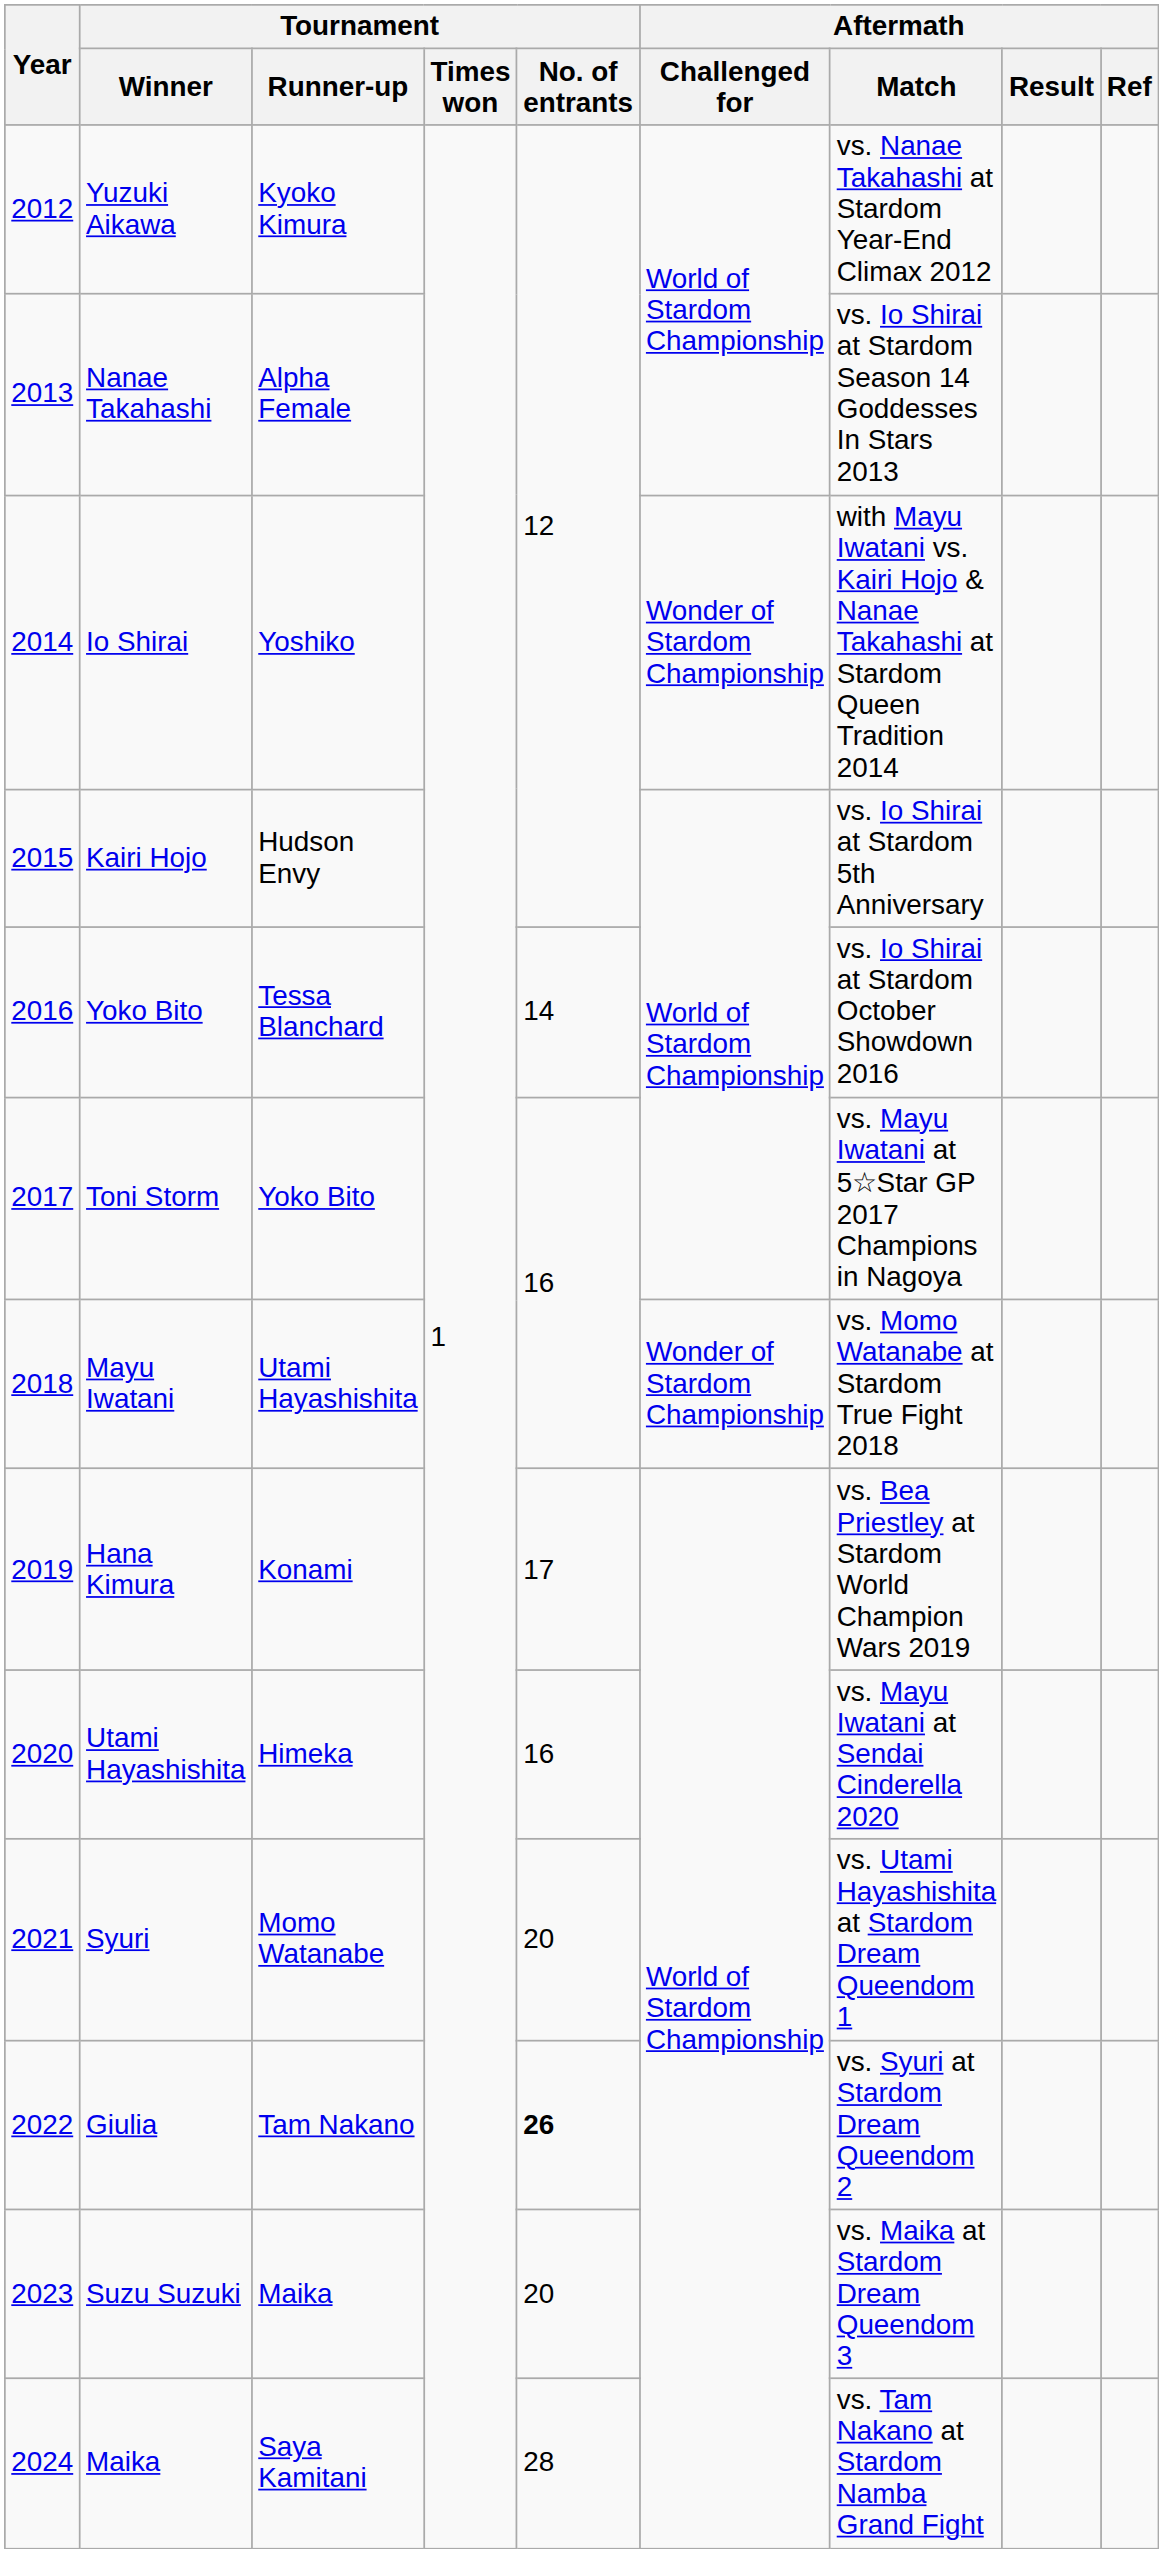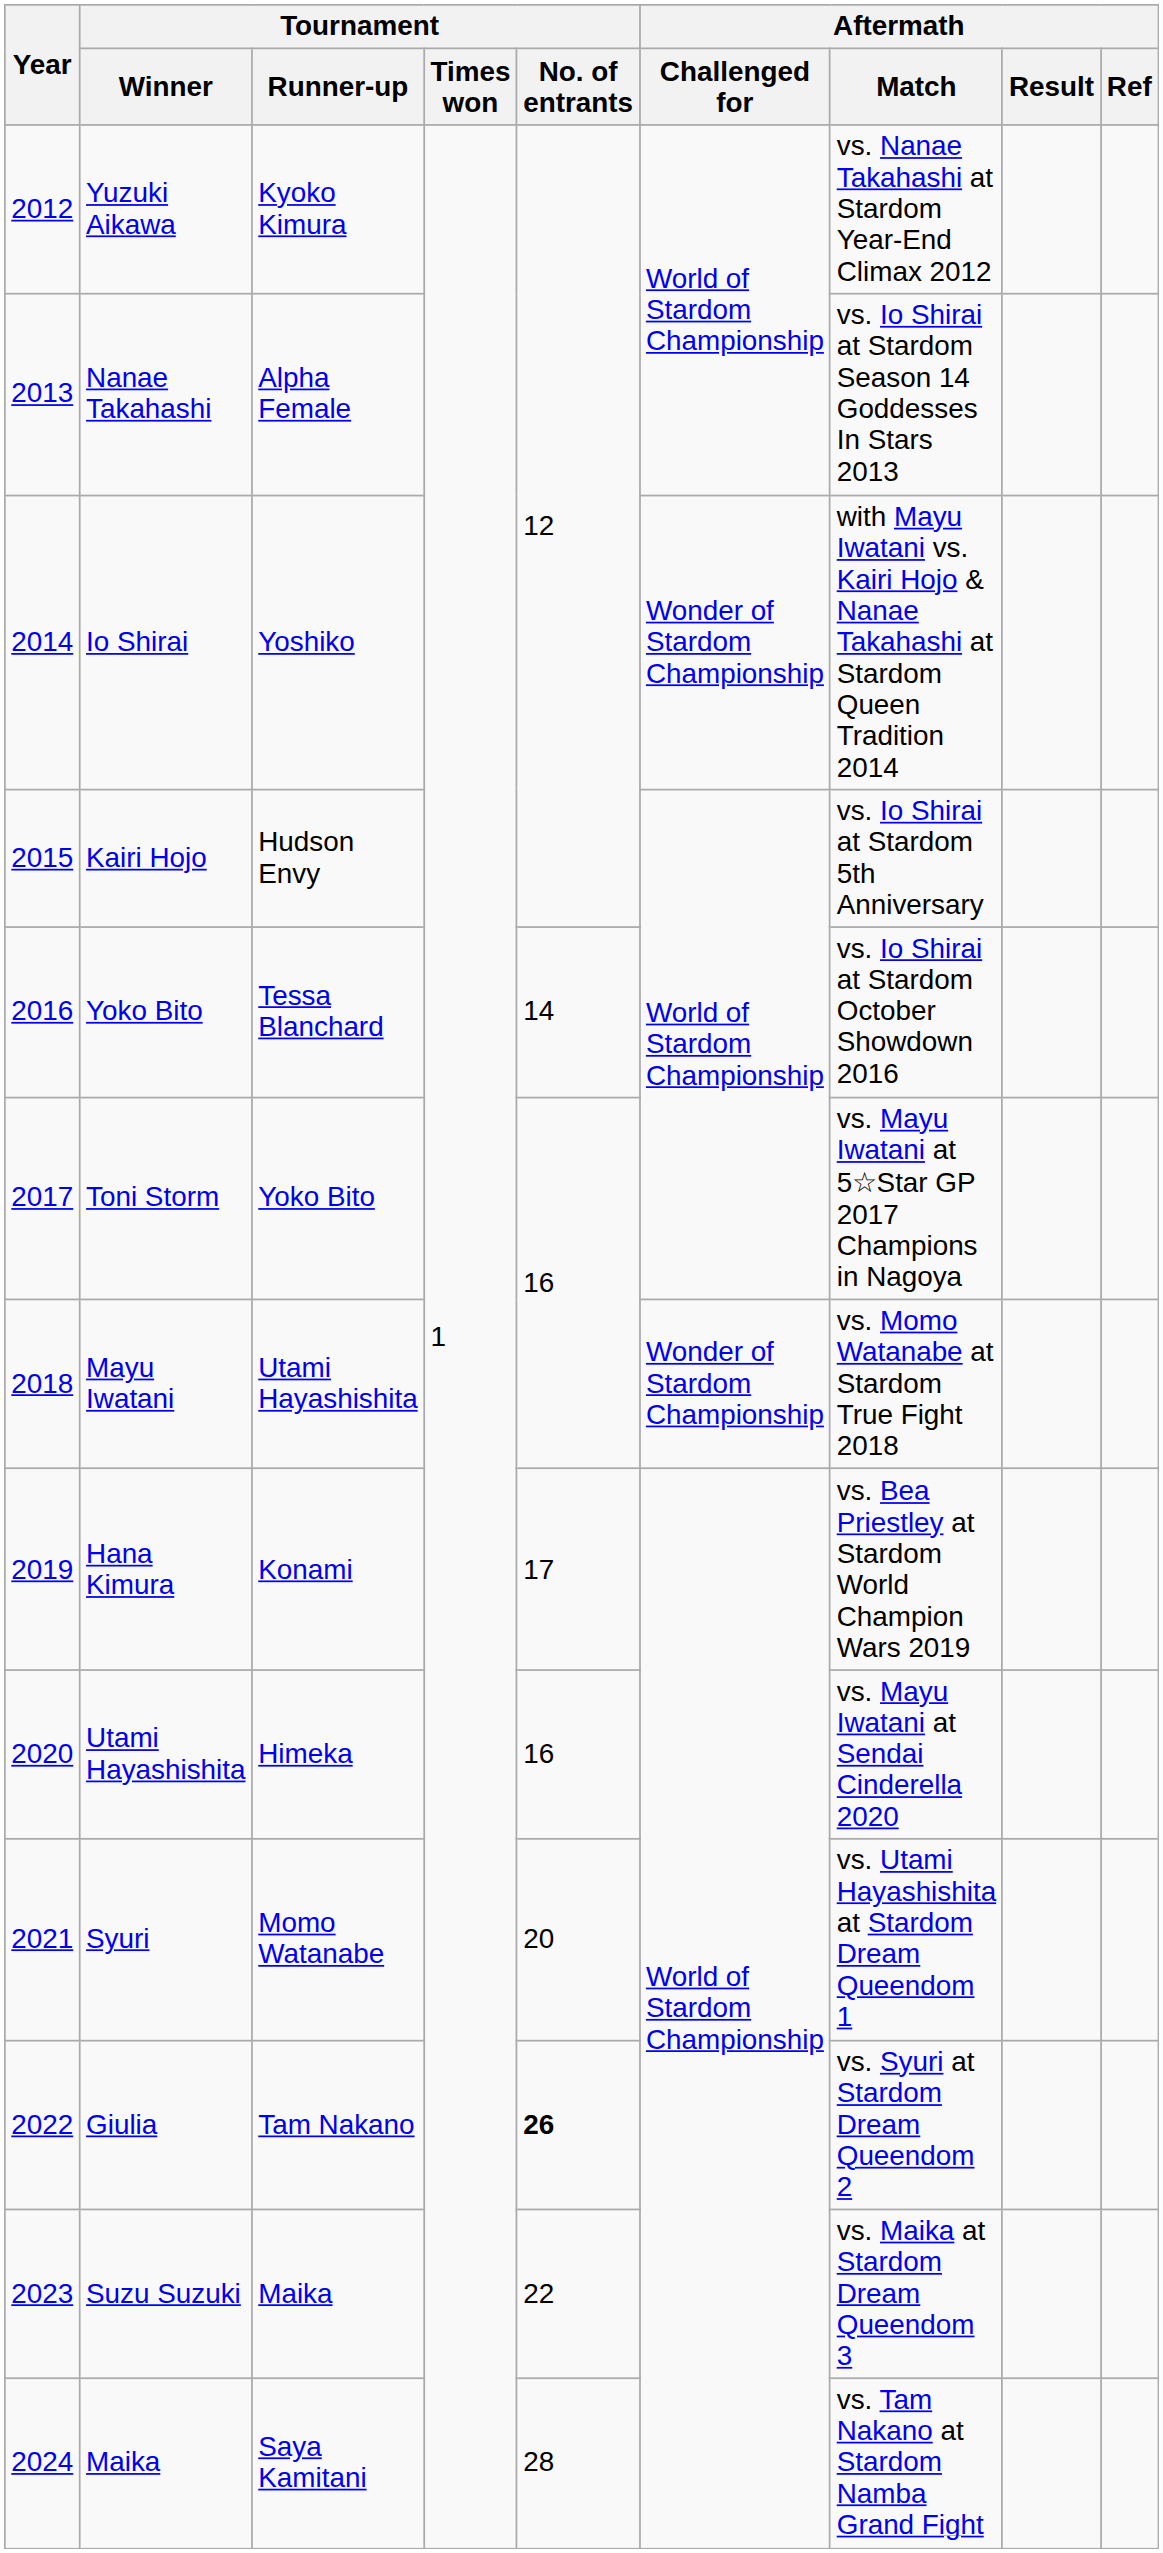(539, 2293) 20 -> (539, 2293) 22
